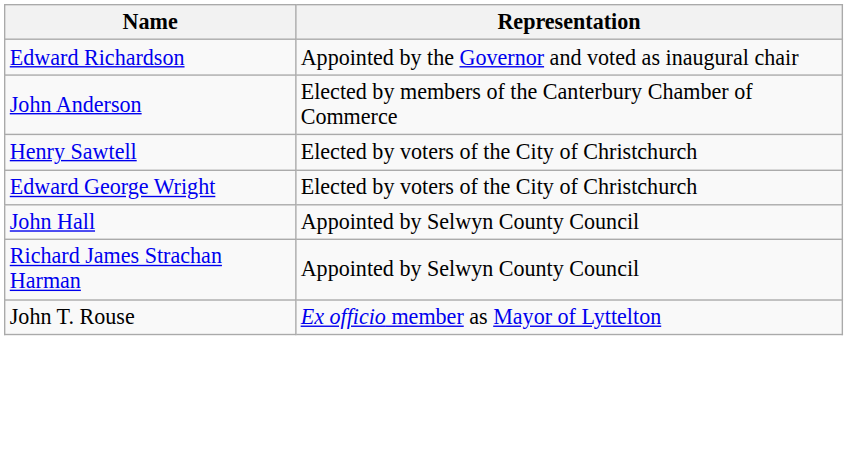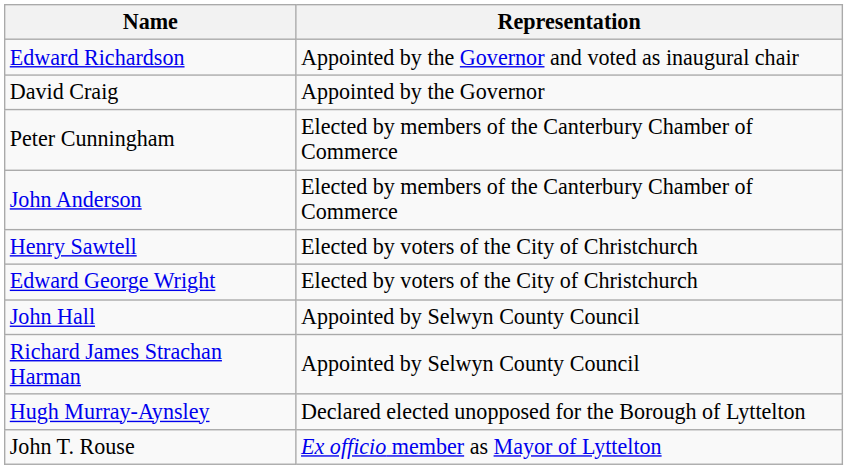+ row: (64, 92)
+ row: (92, 139)
+ row: (110, 411)
